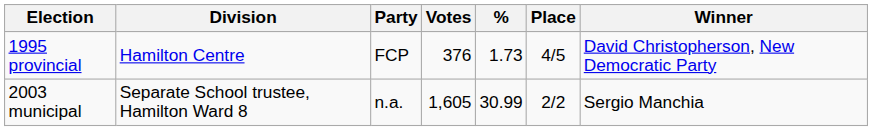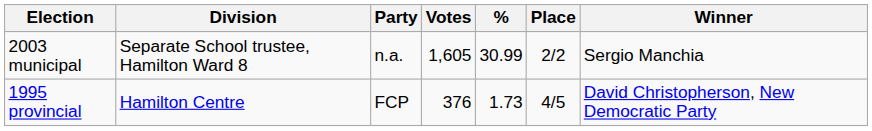rows swapped: (45, 55) <-> (45, 102)
